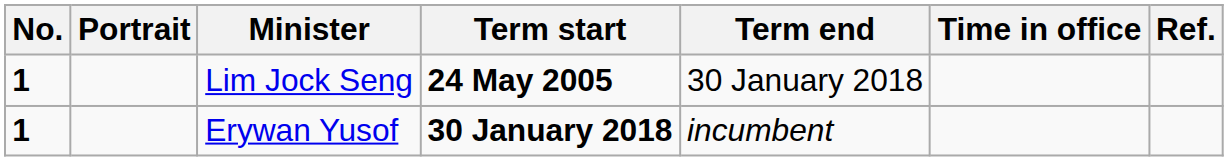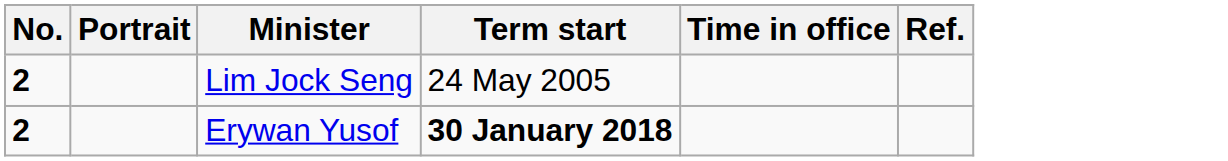- column: (805, 29)
(21, 79) 1 -> (21, 79) 2
(520, 79) bold -> (519, 79) normal
(21, 130) 1 -> (21, 130) 2
